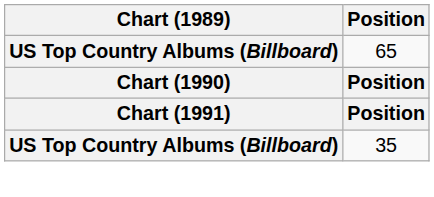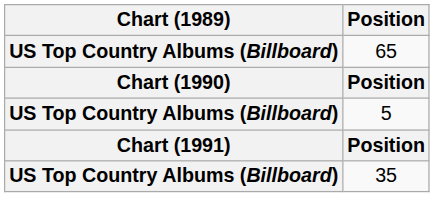+ row: (386, 113)
